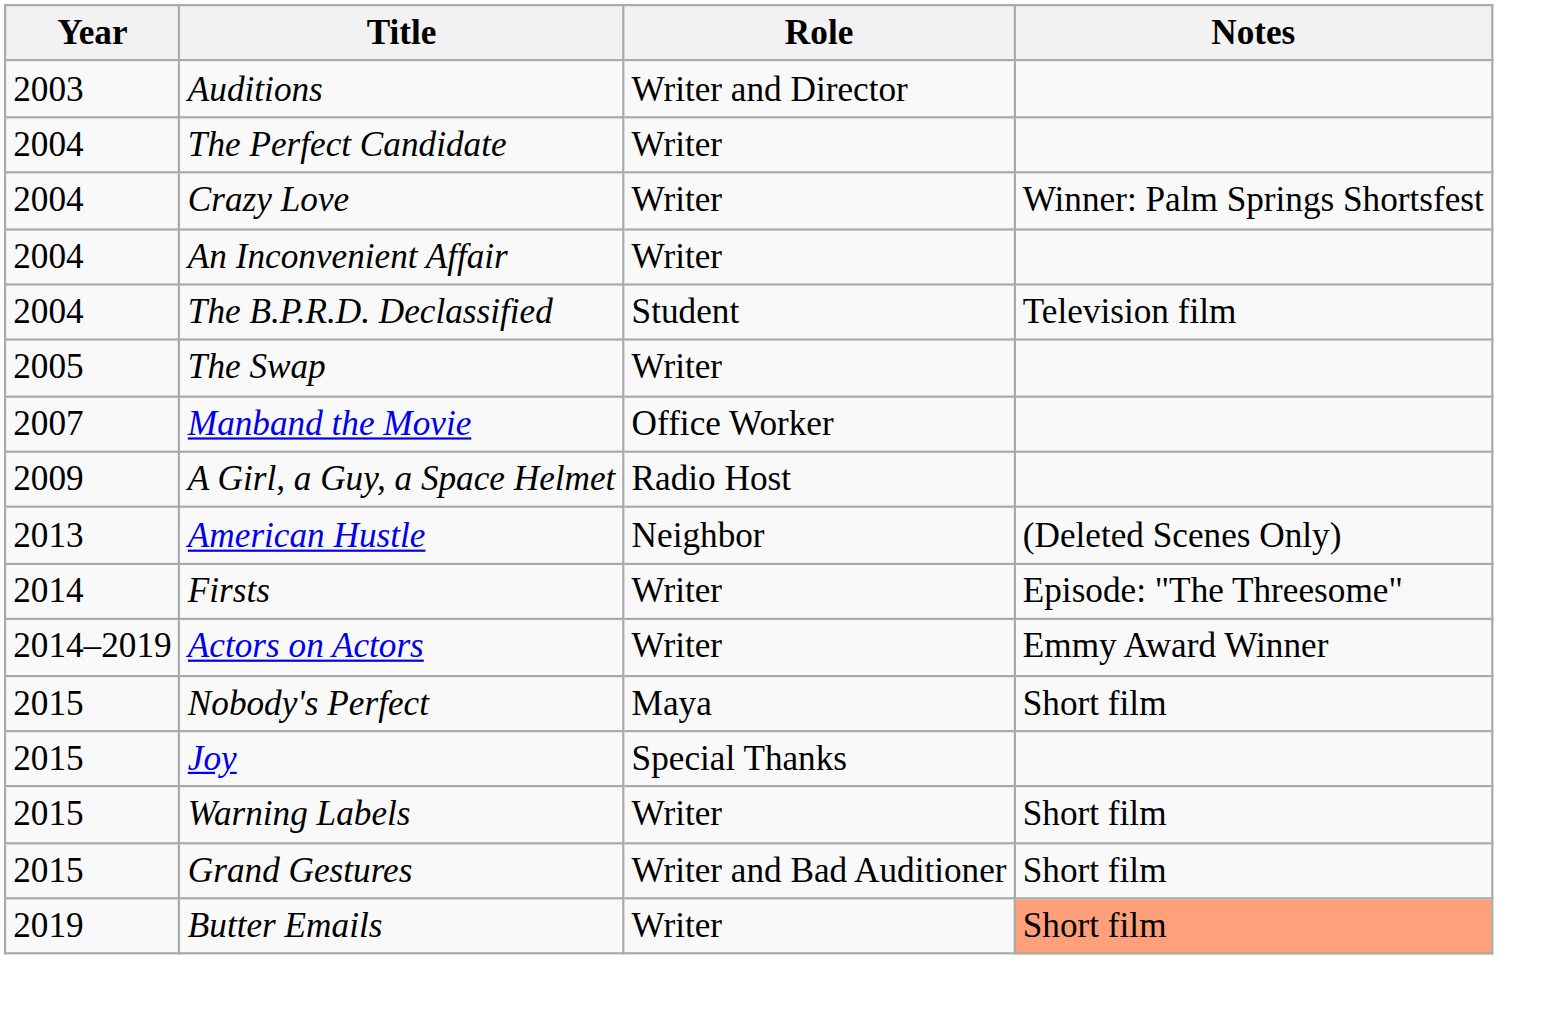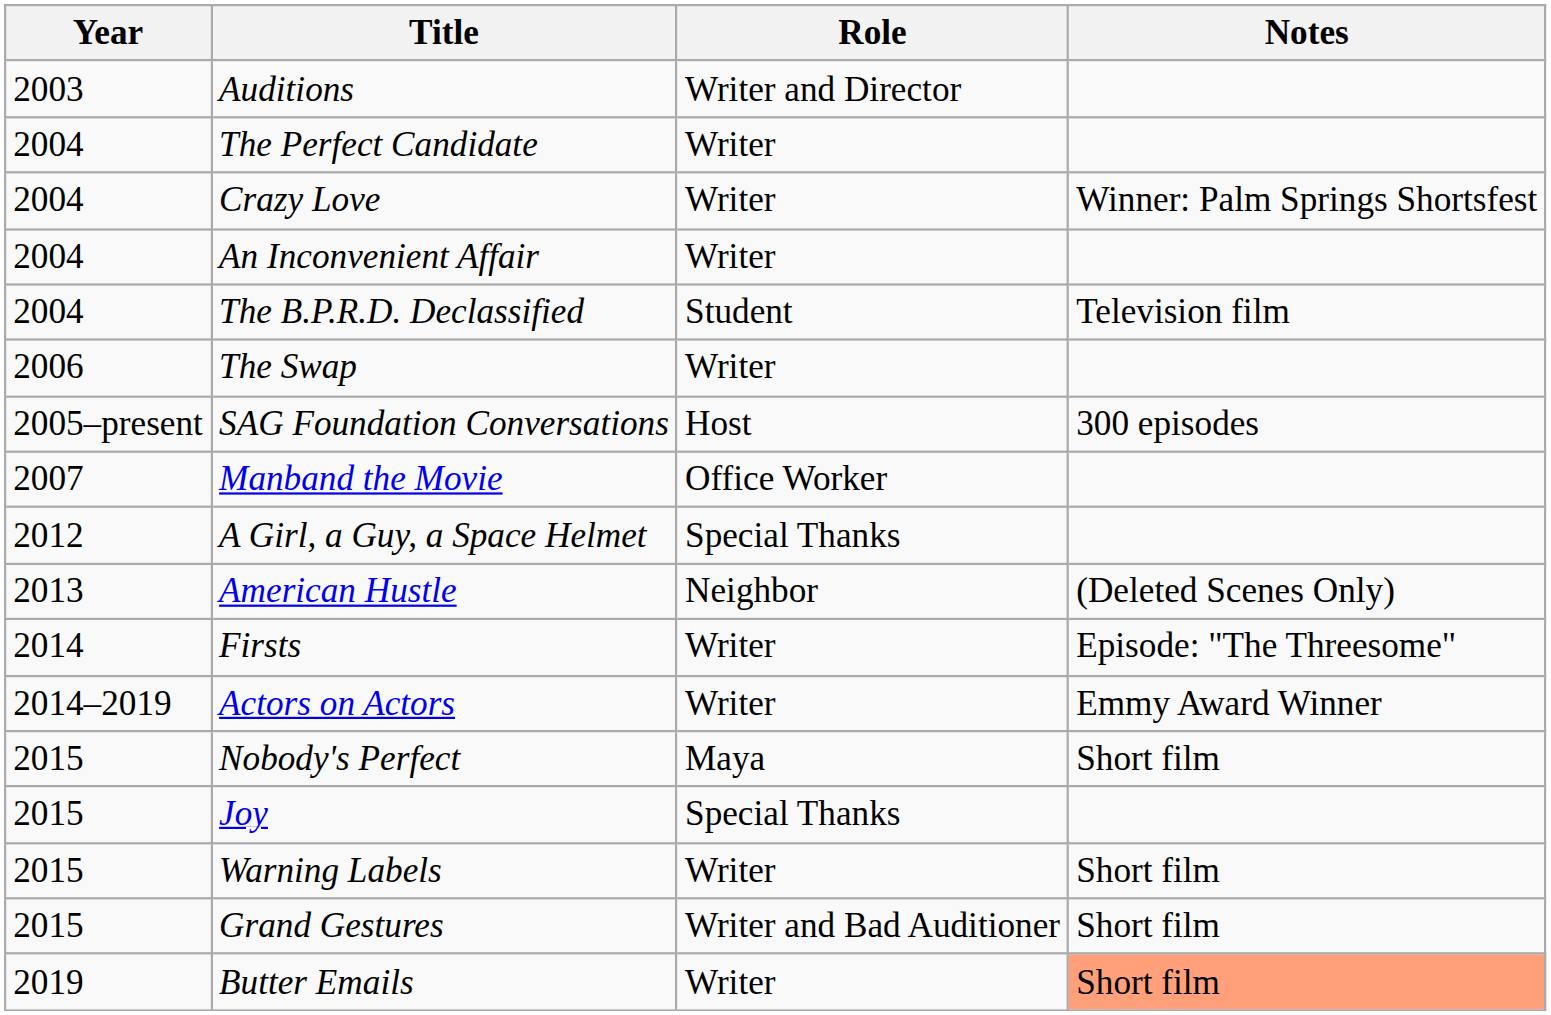(48, 367) 2005 -> (48, 367) 2006
+ row: (444, 423)
(48, 479) 2009 -> (48, 534) 2012
(711, 479) Radio Host -> (793, 534) Special Thanks
